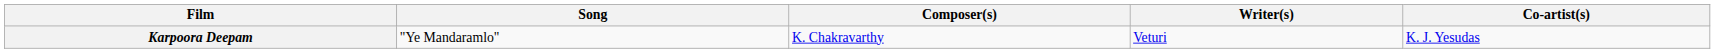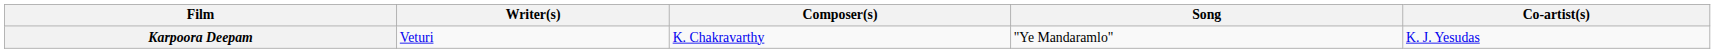columns swapped: (593, 15) <-> (1266, 15)
